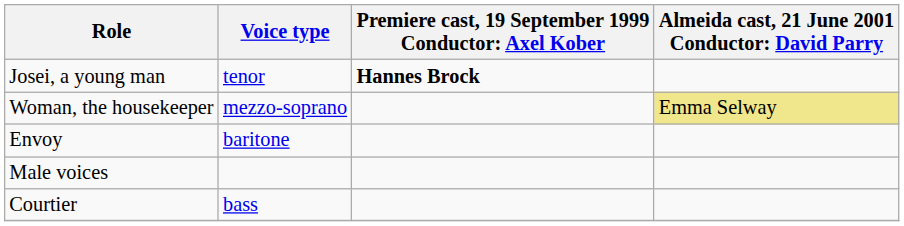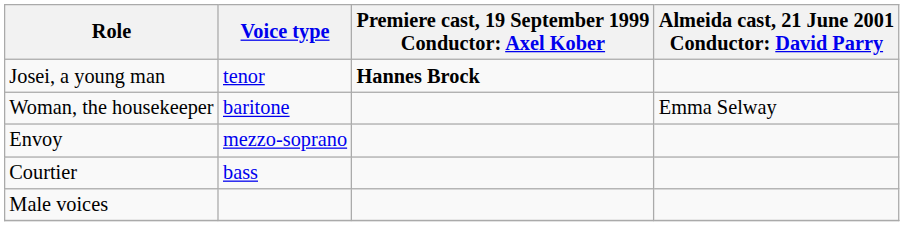(285, 107) mezzo-soprano -> (256, 107) baritone
(718, 107) khaki background -> (718, 107) no background
(256, 140) baritone -> (285, 140) mezzo-soprano
rows swapped: (43, 204) <-> (59, 172)
